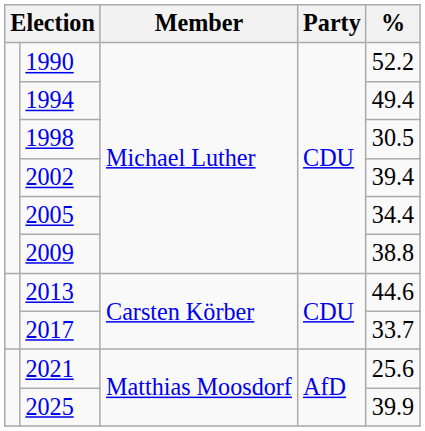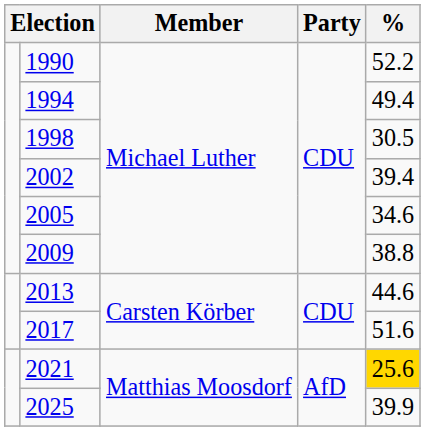(393, 215) 34.4 -> (393, 215) 34.6
(393, 330) 33.7 -> (393, 330) 51.6
(393, 368) no background -> (393, 368) gold background
